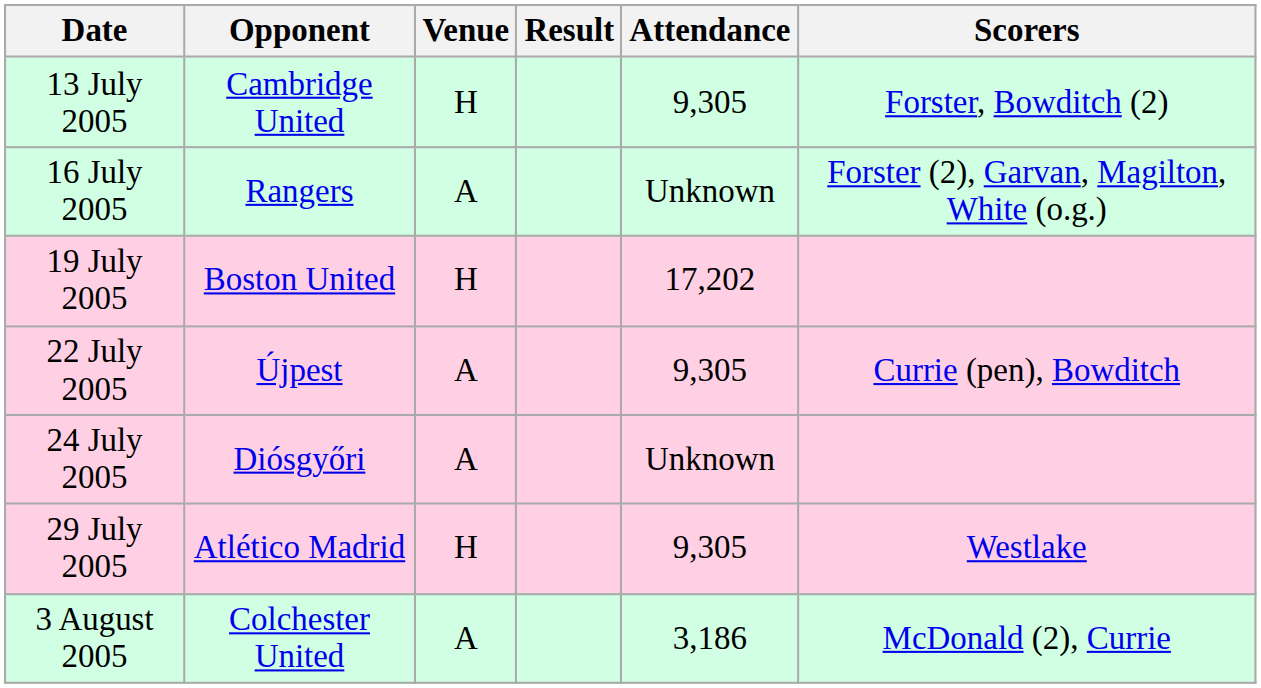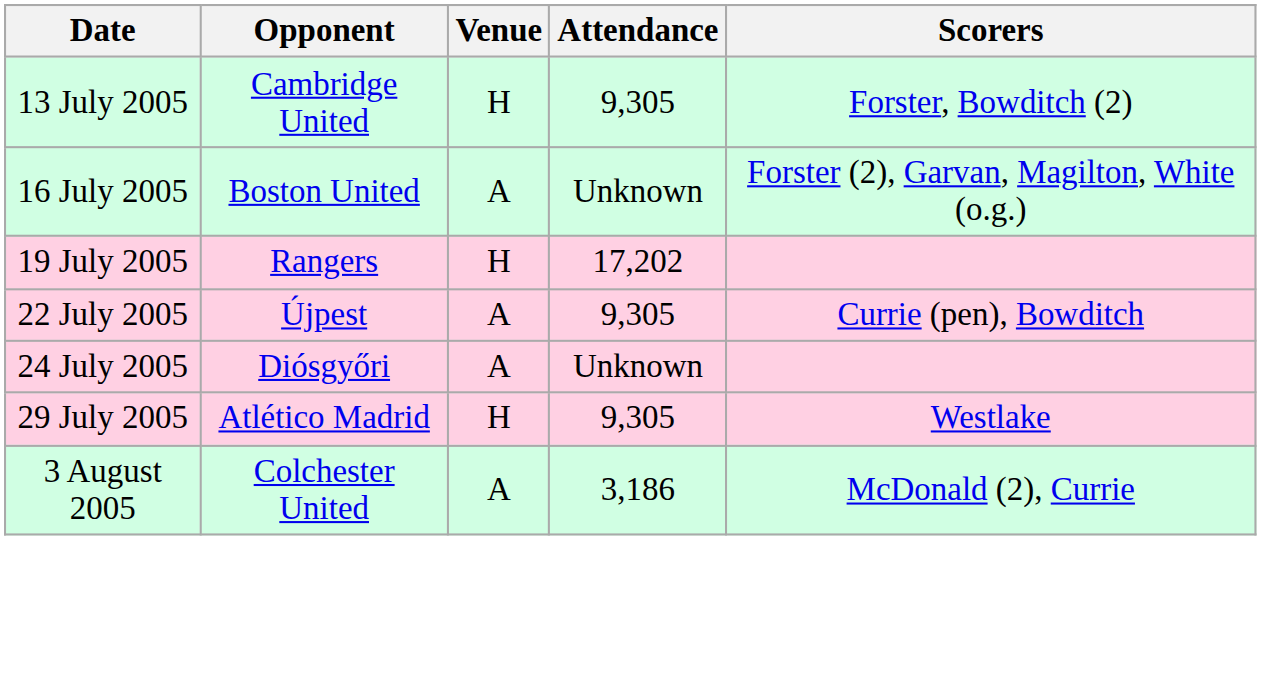- column: (569, 30)
(299, 190) Rangers -> (324, 190) Boston United
(299, 280) Boston United -> (324, 261) Rangers
